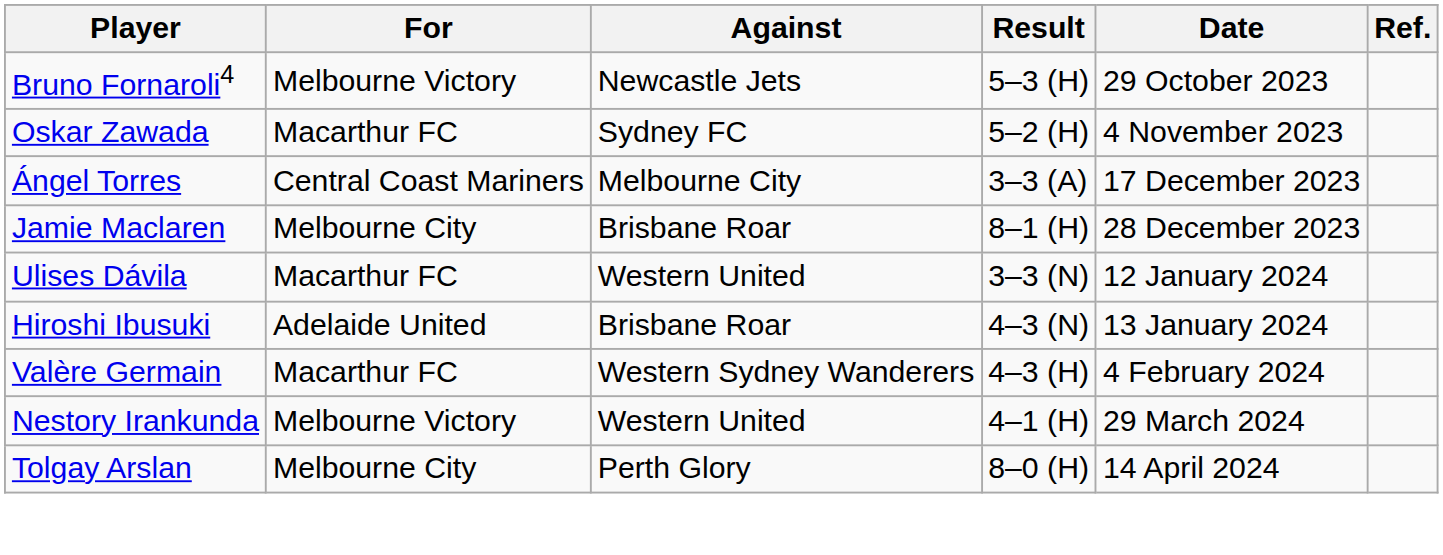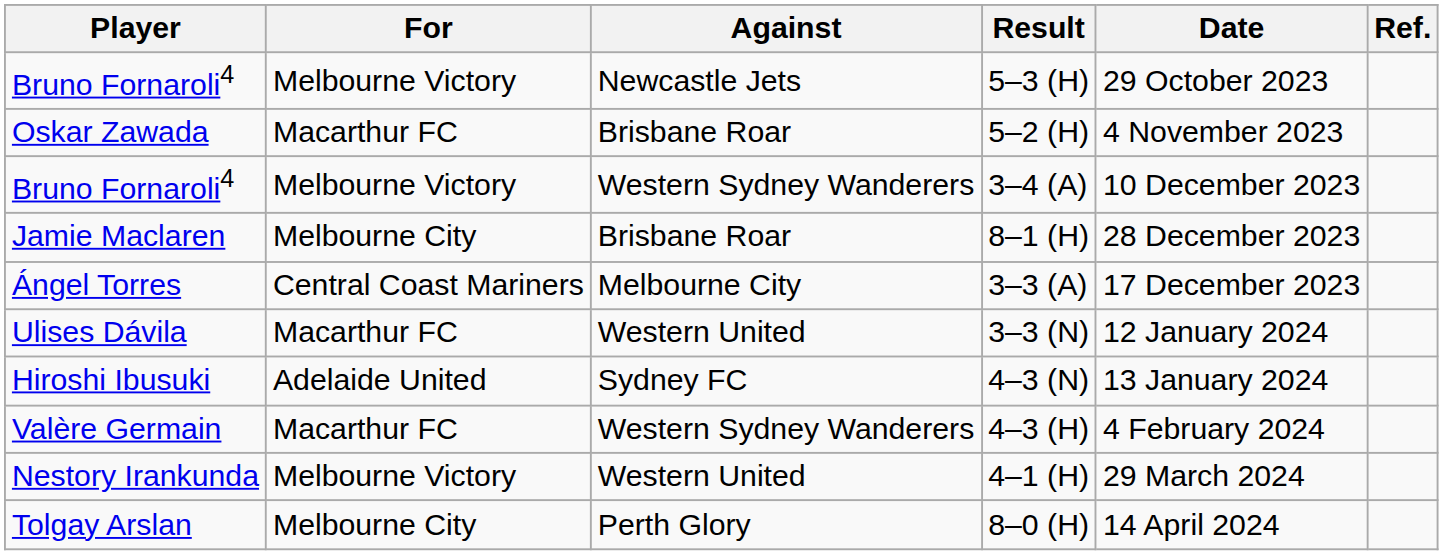(673, 132) Sydney FC -> (694, 132) Brisbane Roar
+ row: (123, 184)
rows swapped: (97, 180) <-> (119, 228)
(694, 324) Brisbane Roar -> (673, 380) Sydney FC
